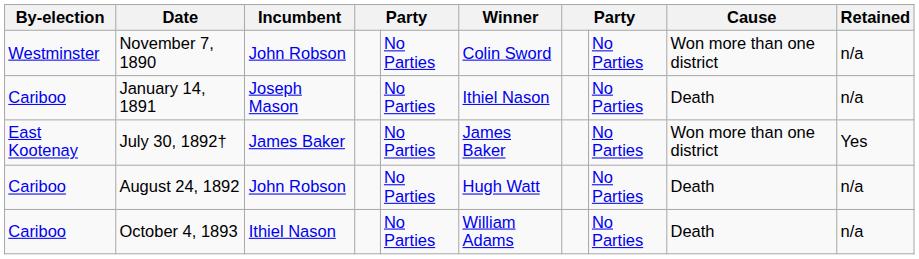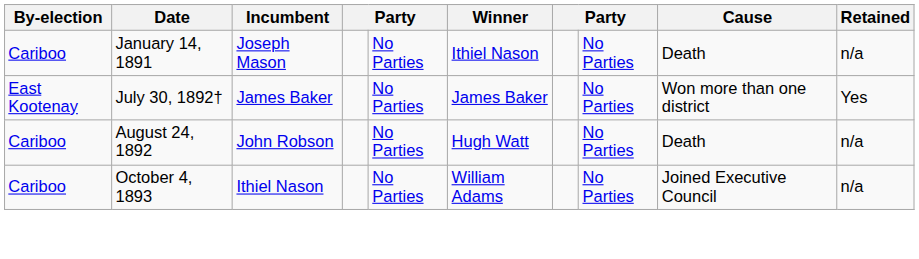- row: (167, 52)
(692, 231) Death -> (724, 187) Joined Executive Council
